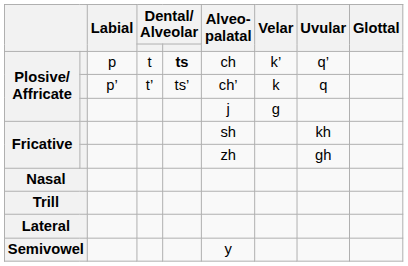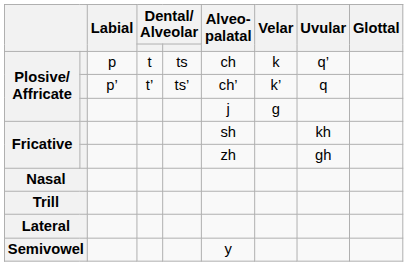(182, 62) bold -> (182, 62) normal
(276, 62) k’ -> (276, 62) k
(276, 86) k -> (276, 86) k’
